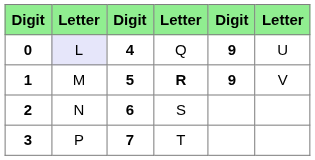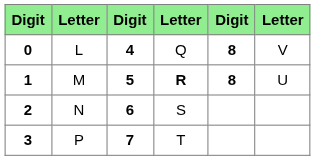(79, 50) lavender background -> (79, 50) no background
(232, 50) 9 -> (232, 50) 8
(283, 50) U -> (283, 50) V
(232, 80) 9 -> (232, 80) 8
(283, 80) V -> (283, 80) U
